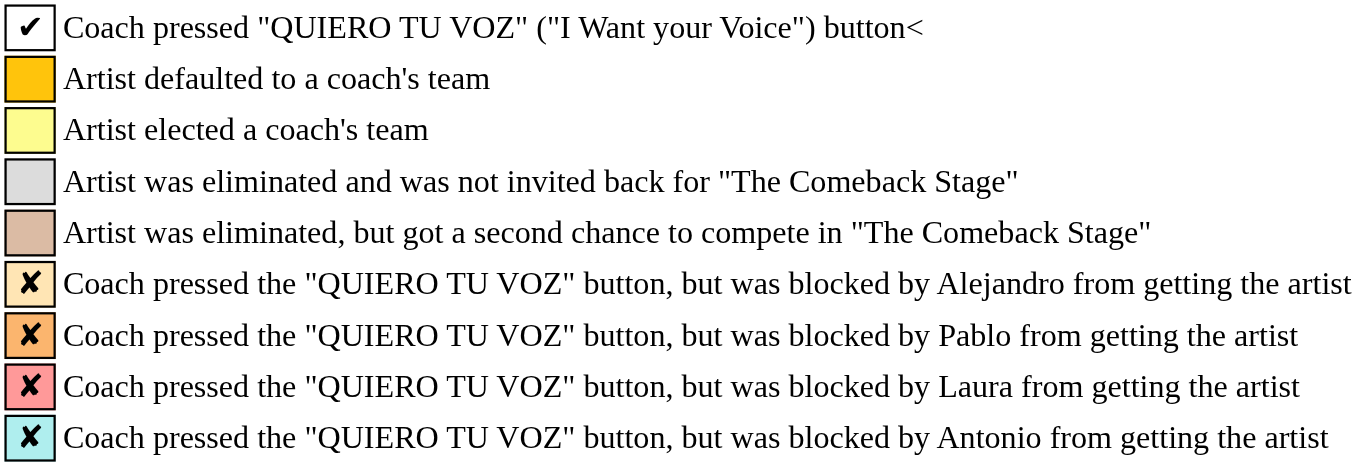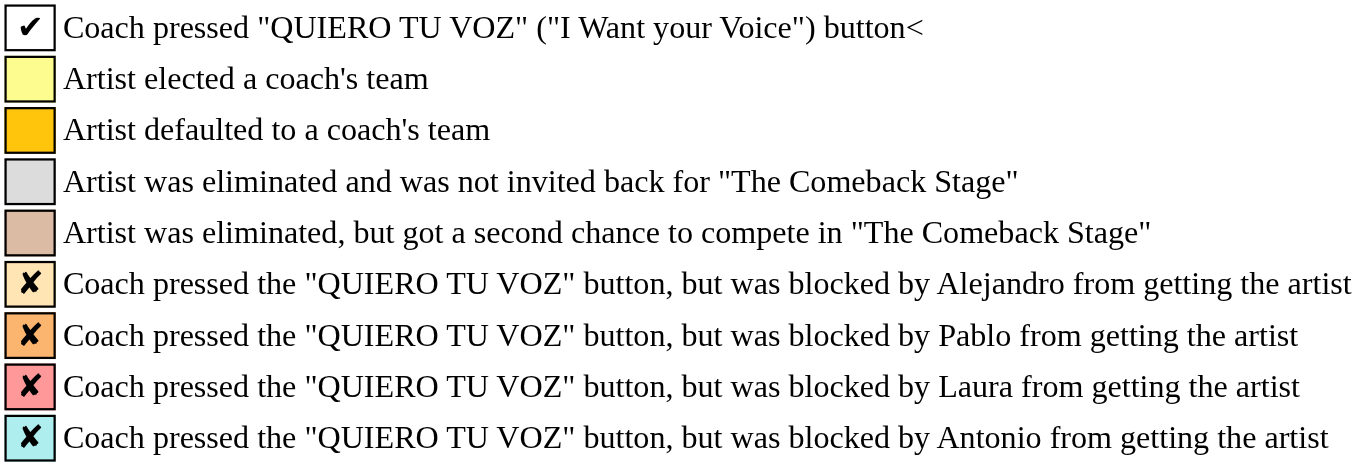rows swapped: (277, 78) <-> (246, 129)
